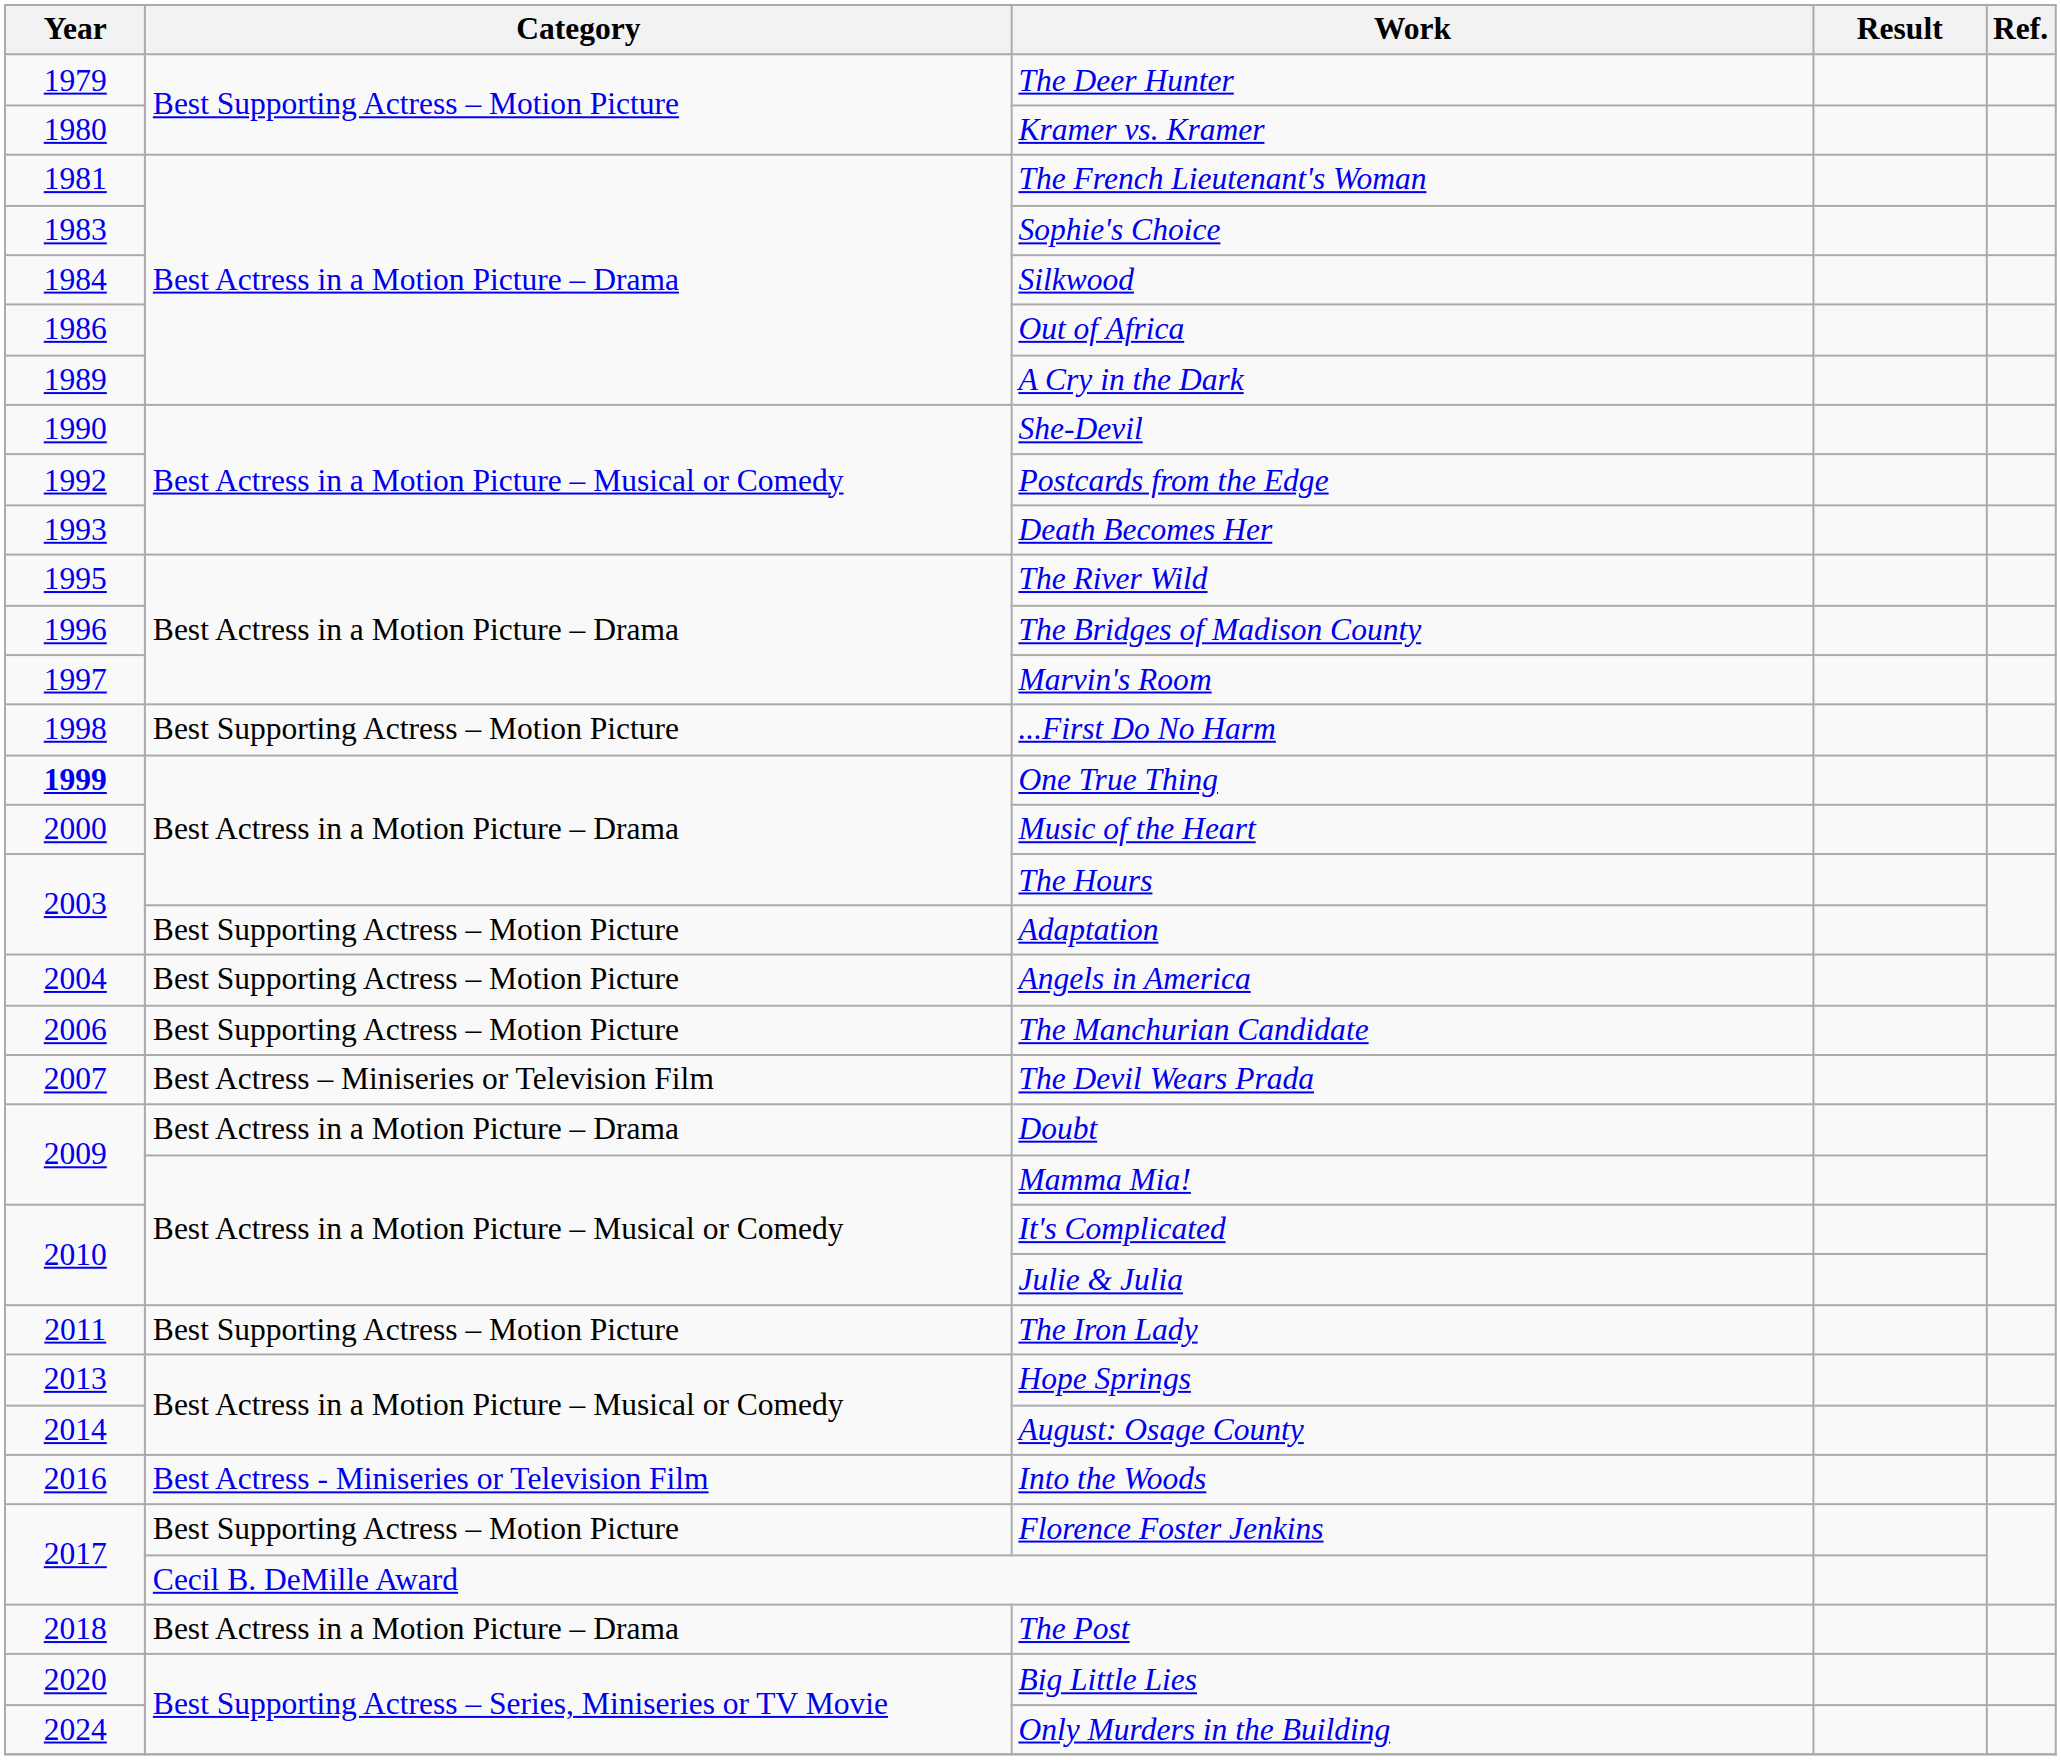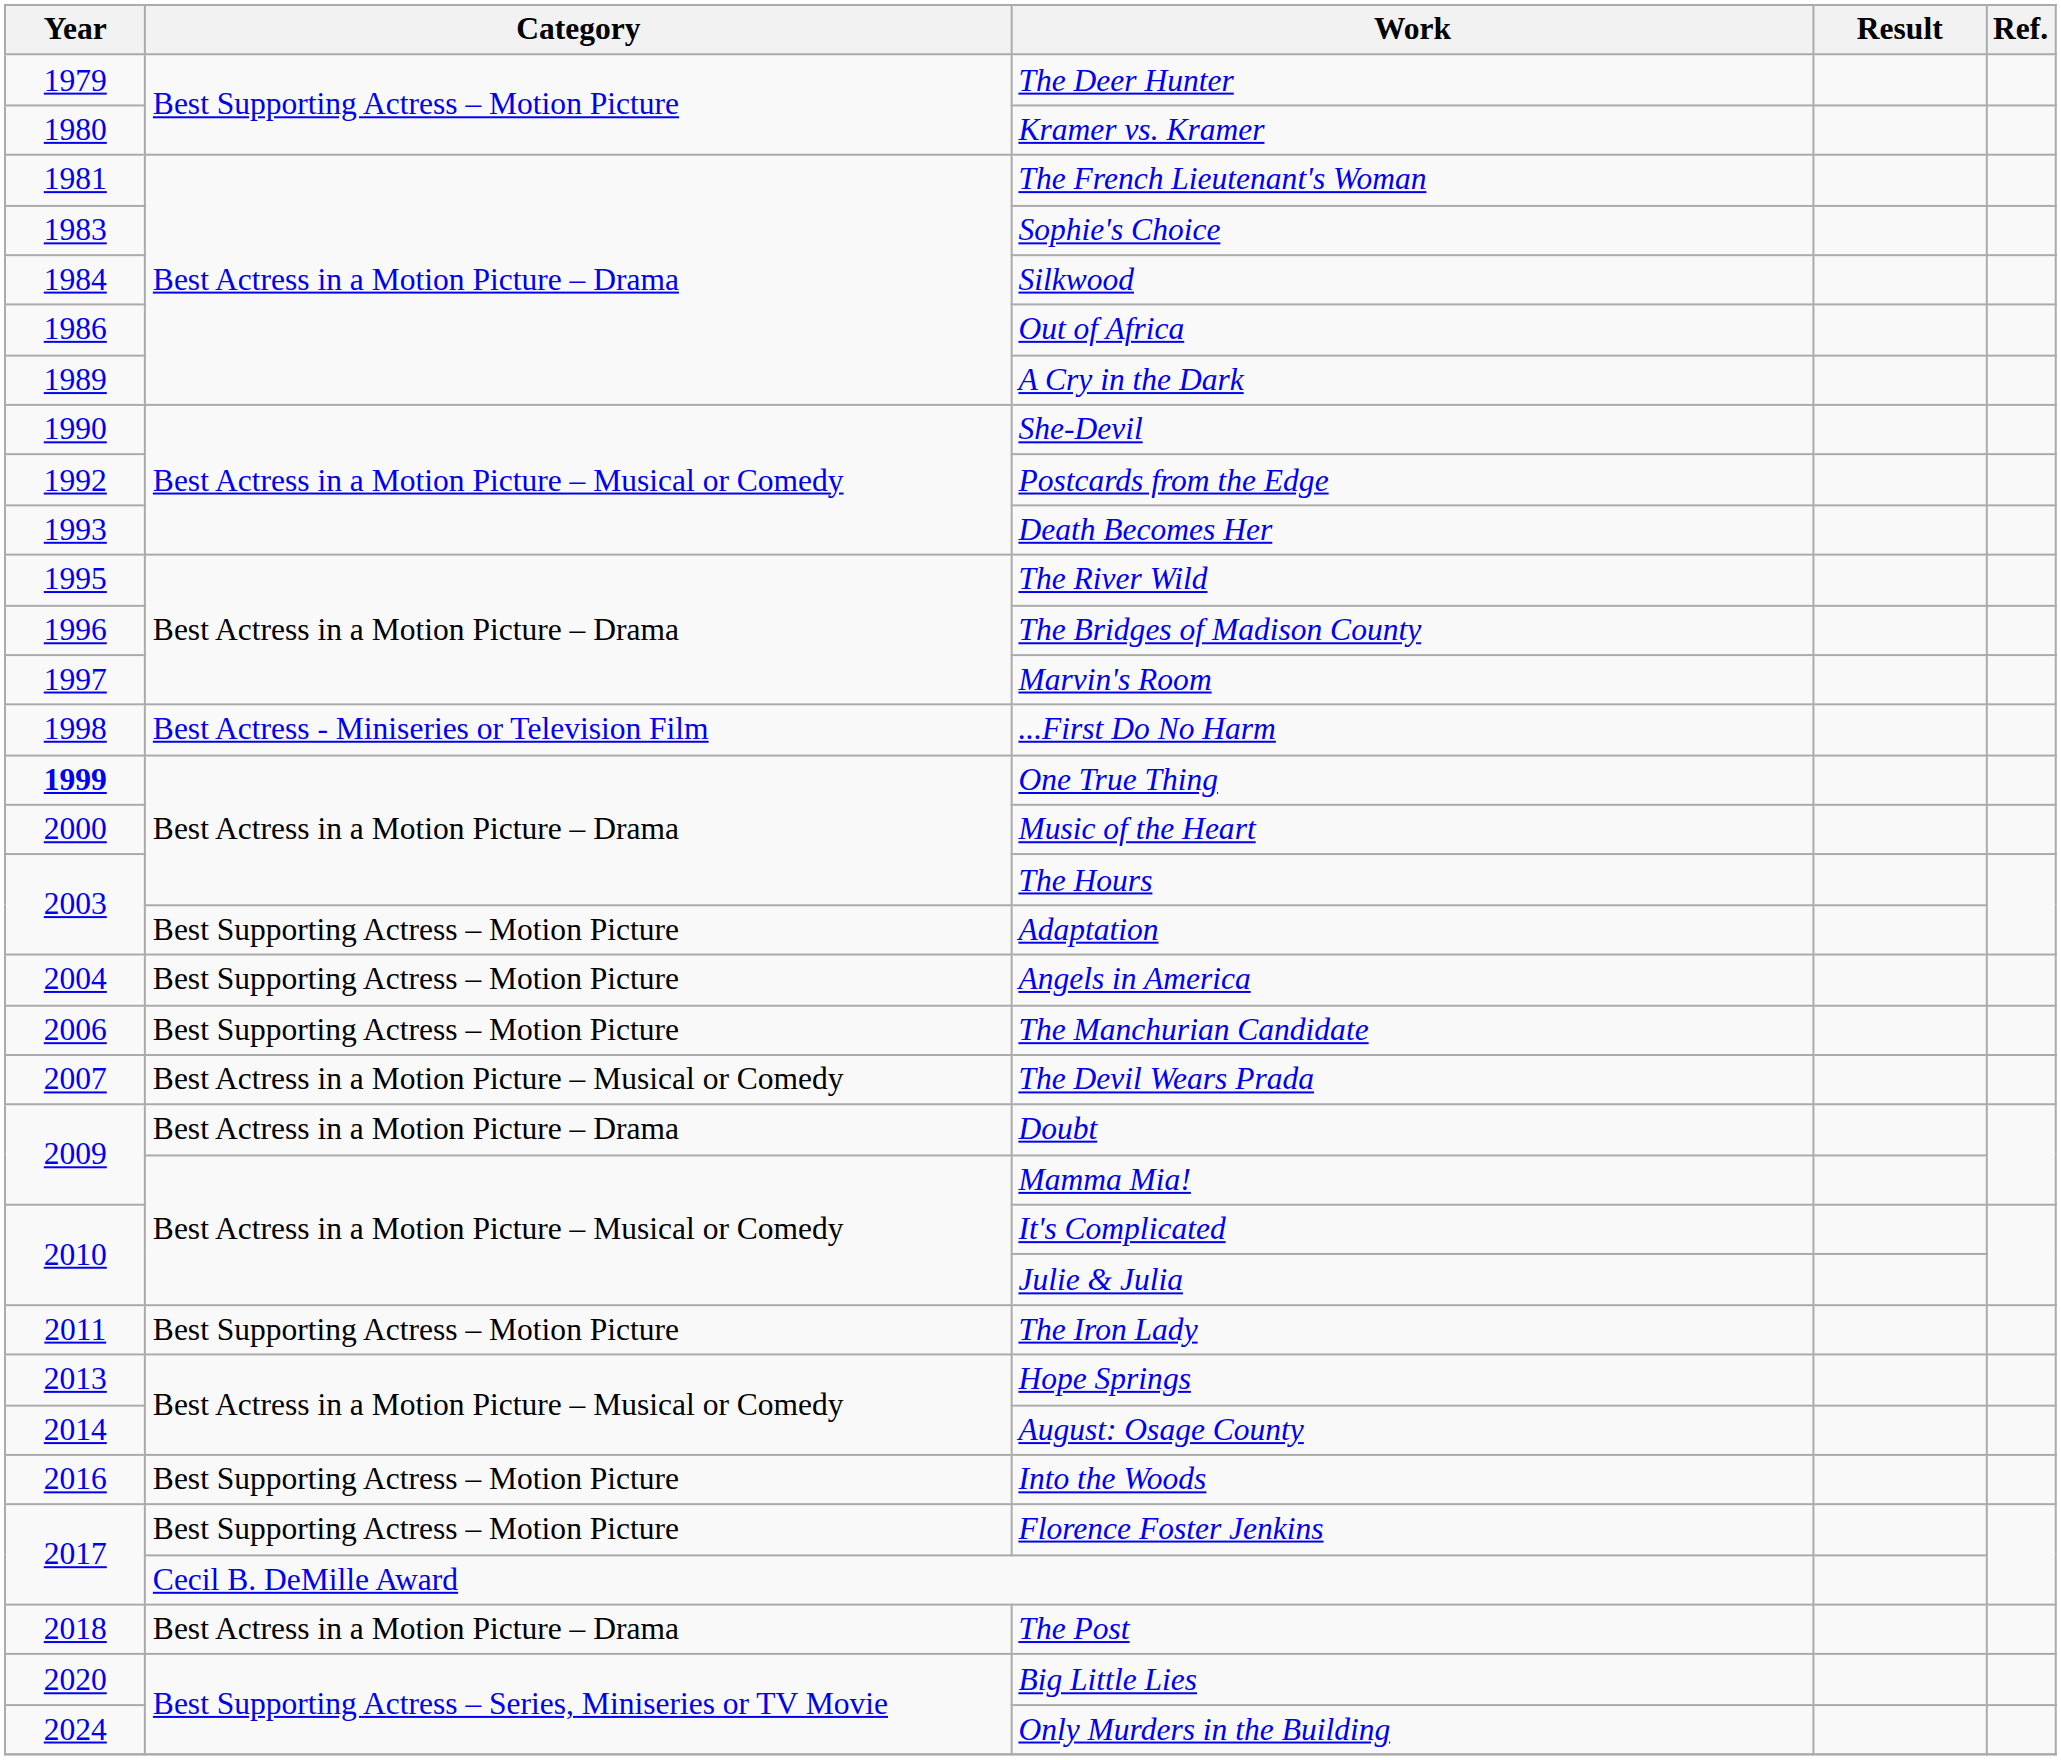(416, 729) Best Supporting Actress – Motion Picture -> (431, 729) Best Actress - Miniseries or Television Film
(433, 1079) Best Actress – Miniseries or Television Film -> (498, 1079) Best Actress in a Motion Picture – Musical or Comedy
(431, 1479) Best Actress - Miniseries or Television Film -> (416, 1479) Best Supporting Actress – Motion Picture
